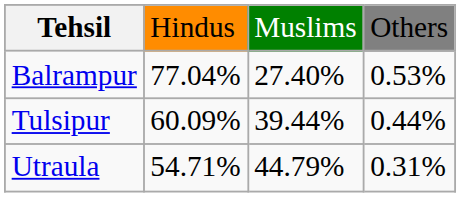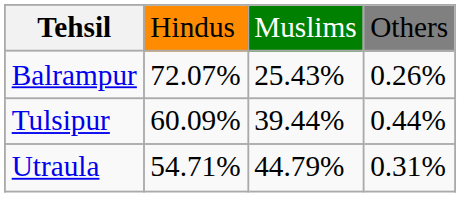(196, 74) 77.04% -> (196, 74) 72.07%
(299, 74) 27.40% -> (299, 74) 25.43%
(408, 74) 0.53% -> (408, 74) 0.26%
